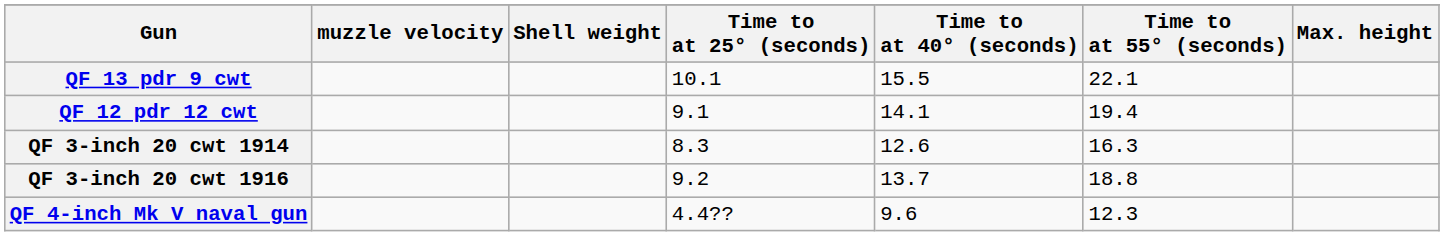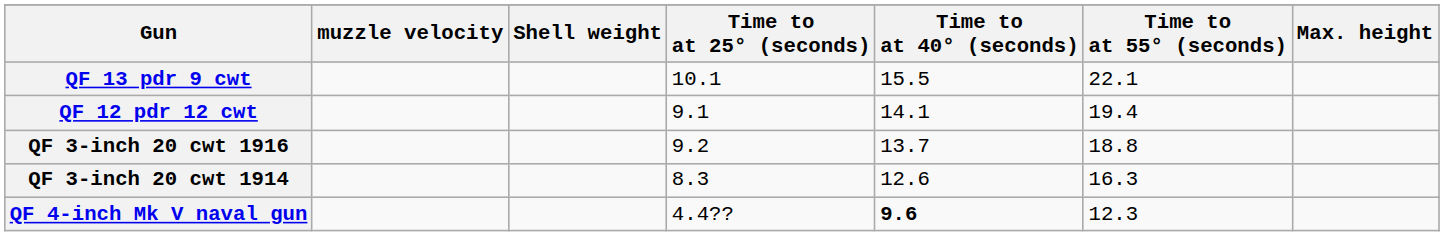rows swapped: (159, 147) <-> (159, 180)
(899, 214) normal -> (899, 214) bold
